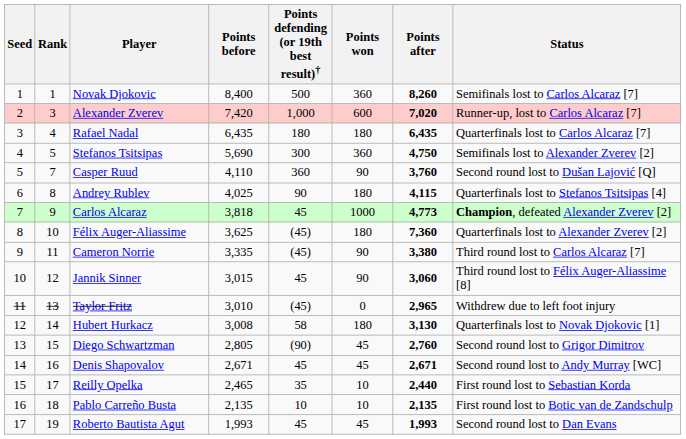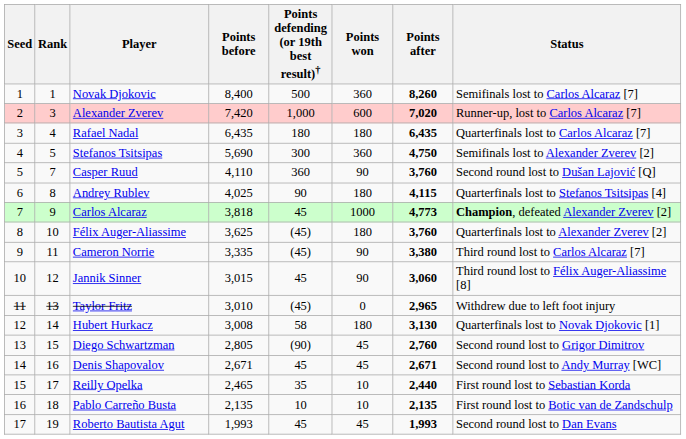(423, 232) 7,360 -> (423, 232) 3,760
